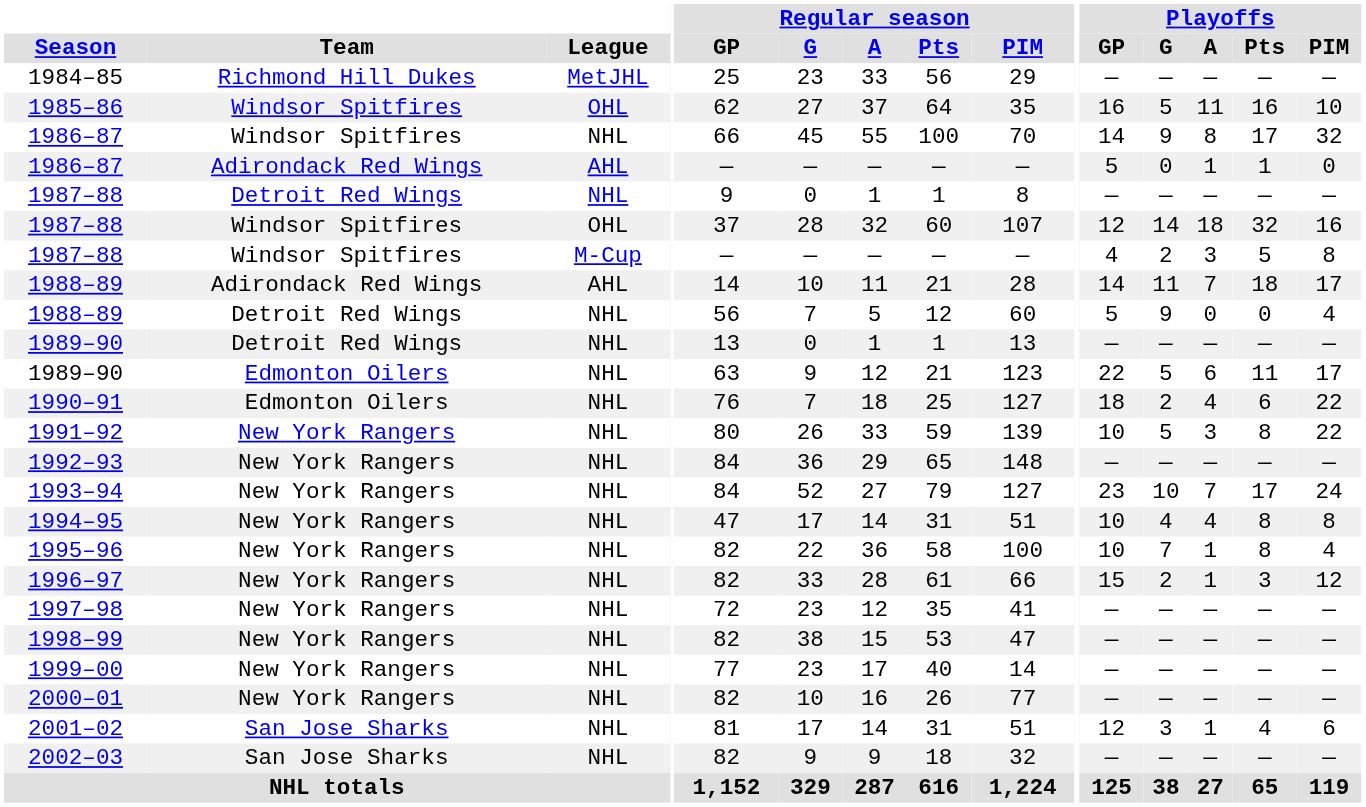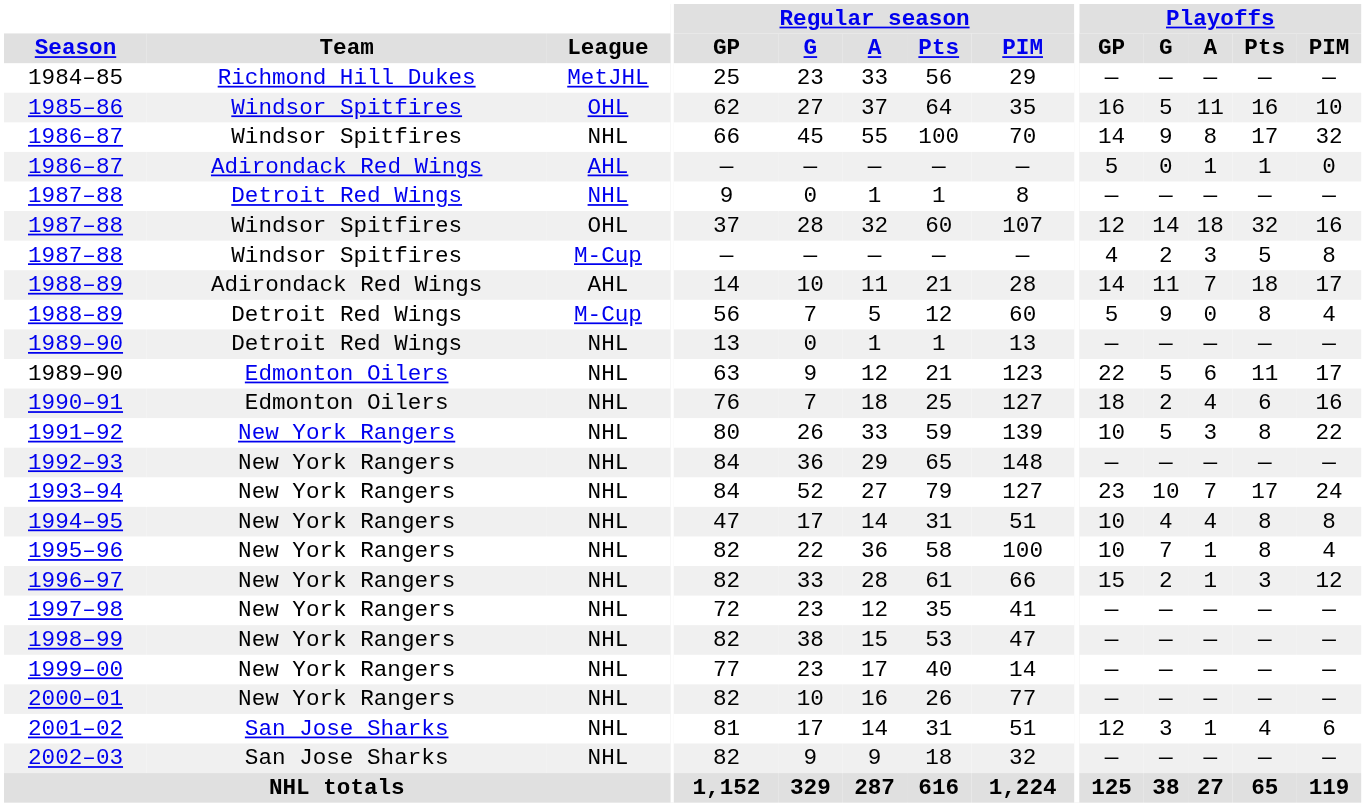(608, 315) NHL -> (608, 315) M-Cup
(1265, 315) 0 -> (1265, 315) 8
(1329, 403) 22 -> (1329, 403) 16
